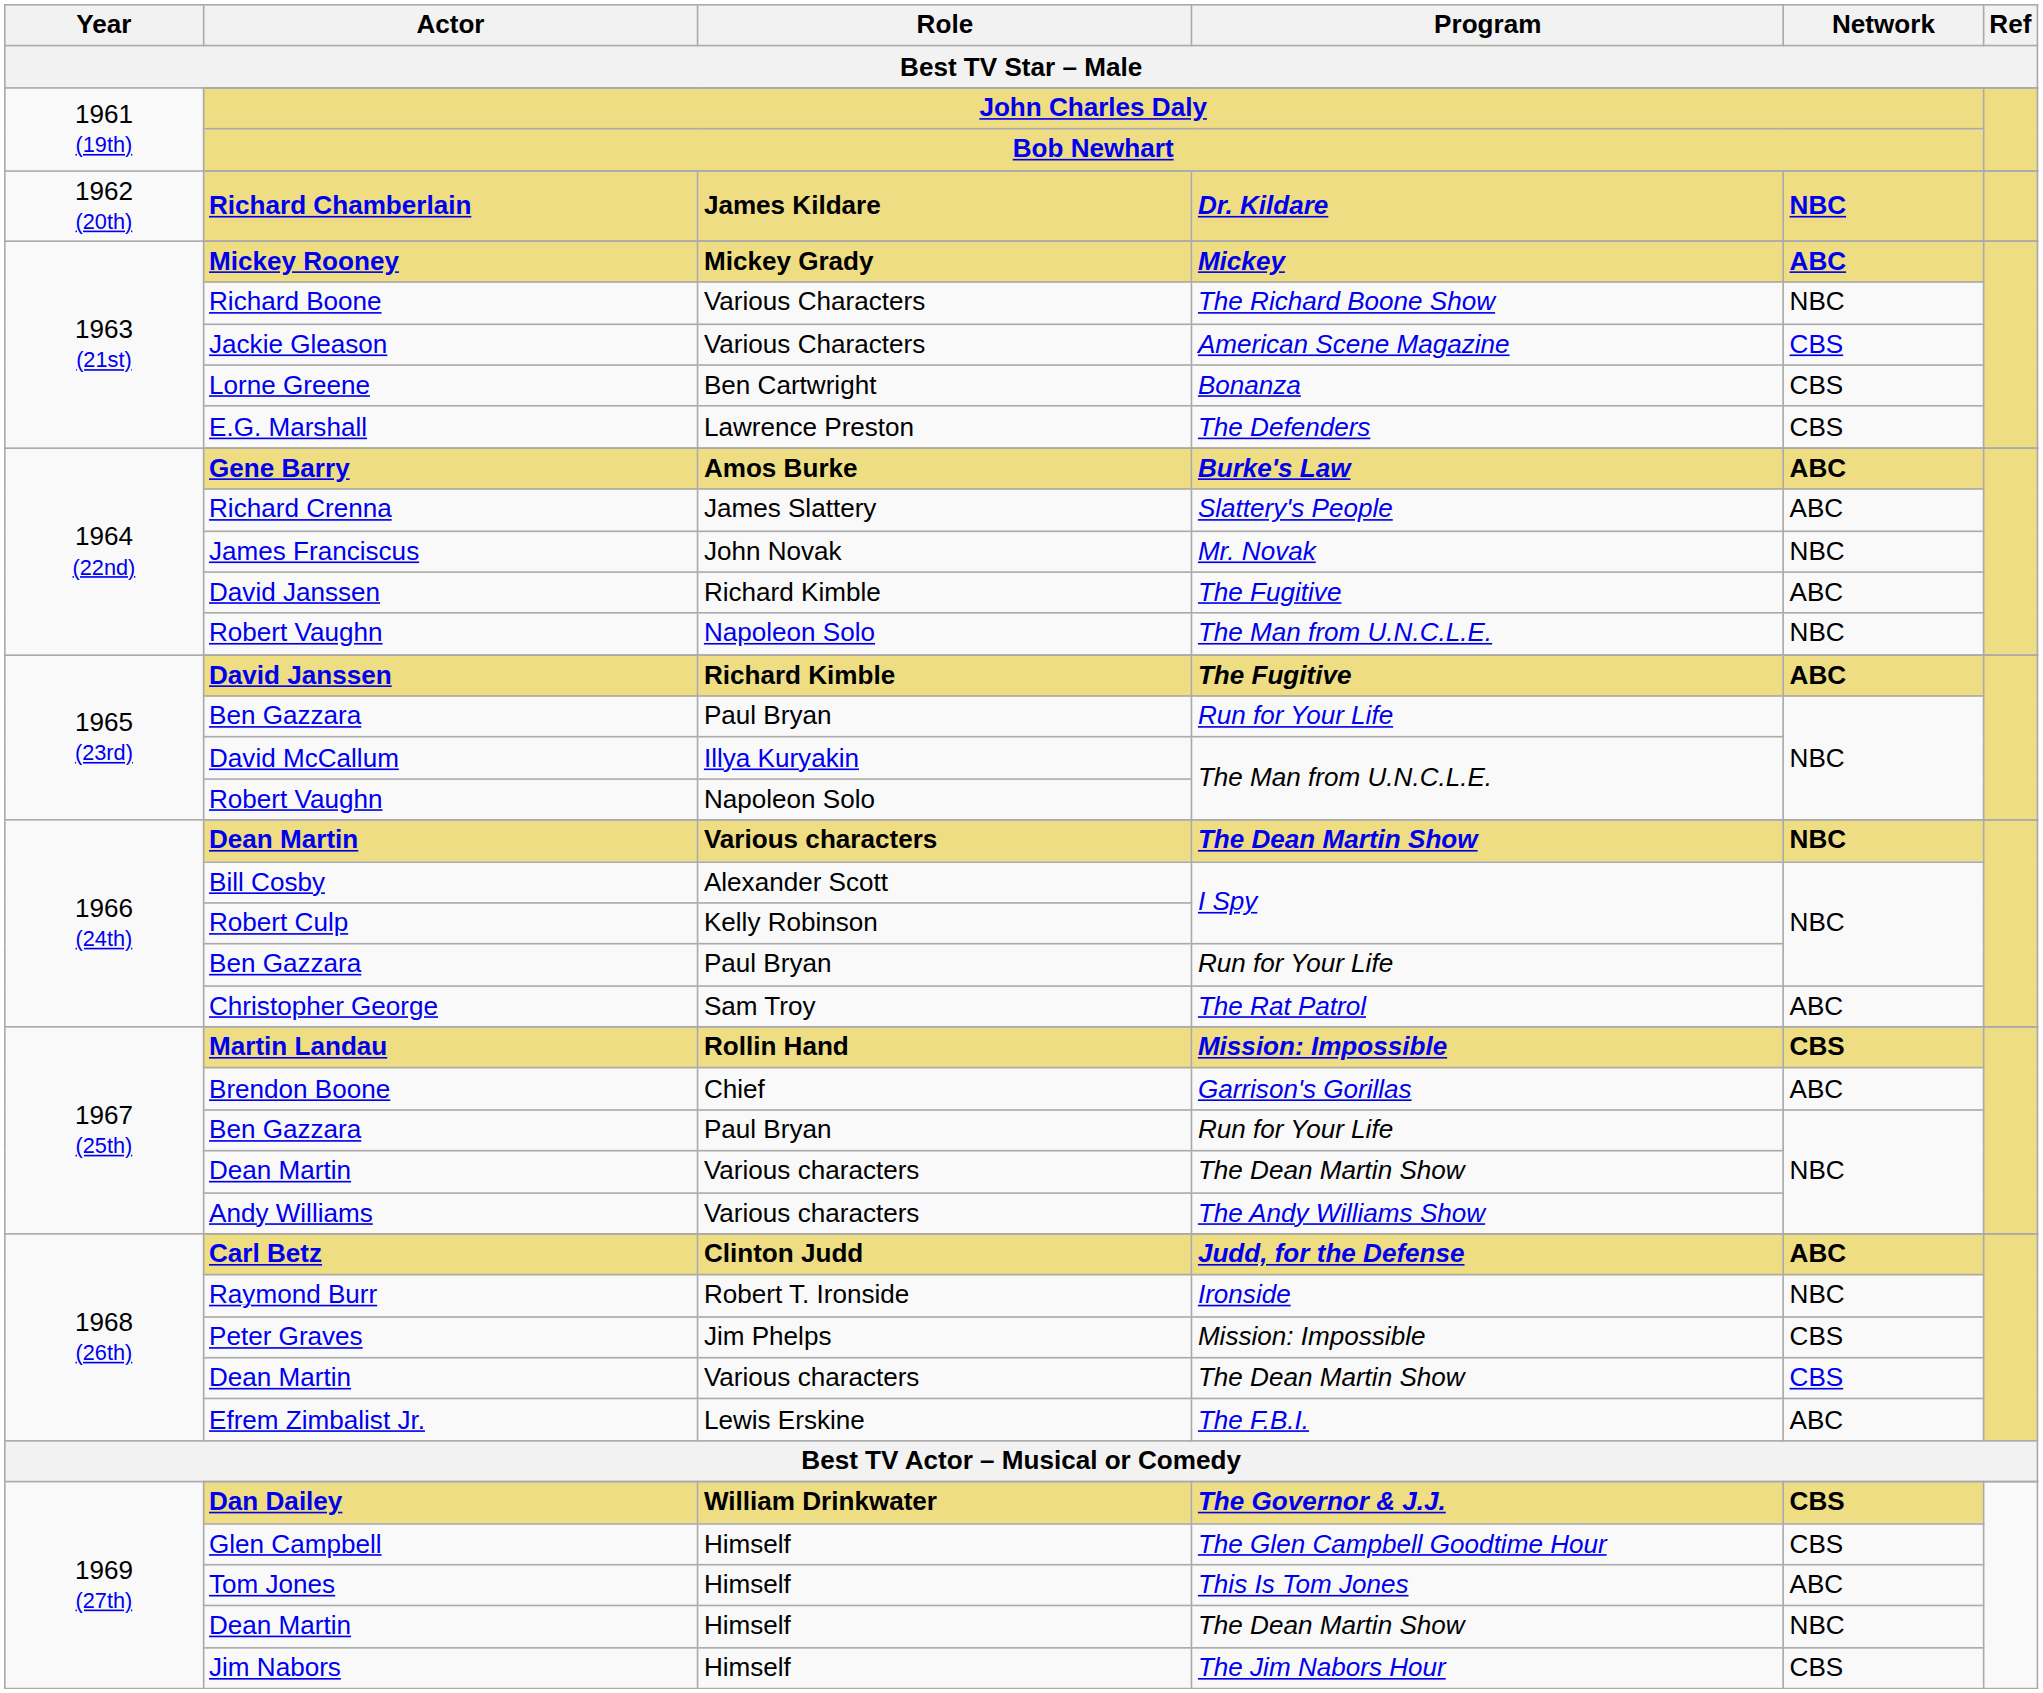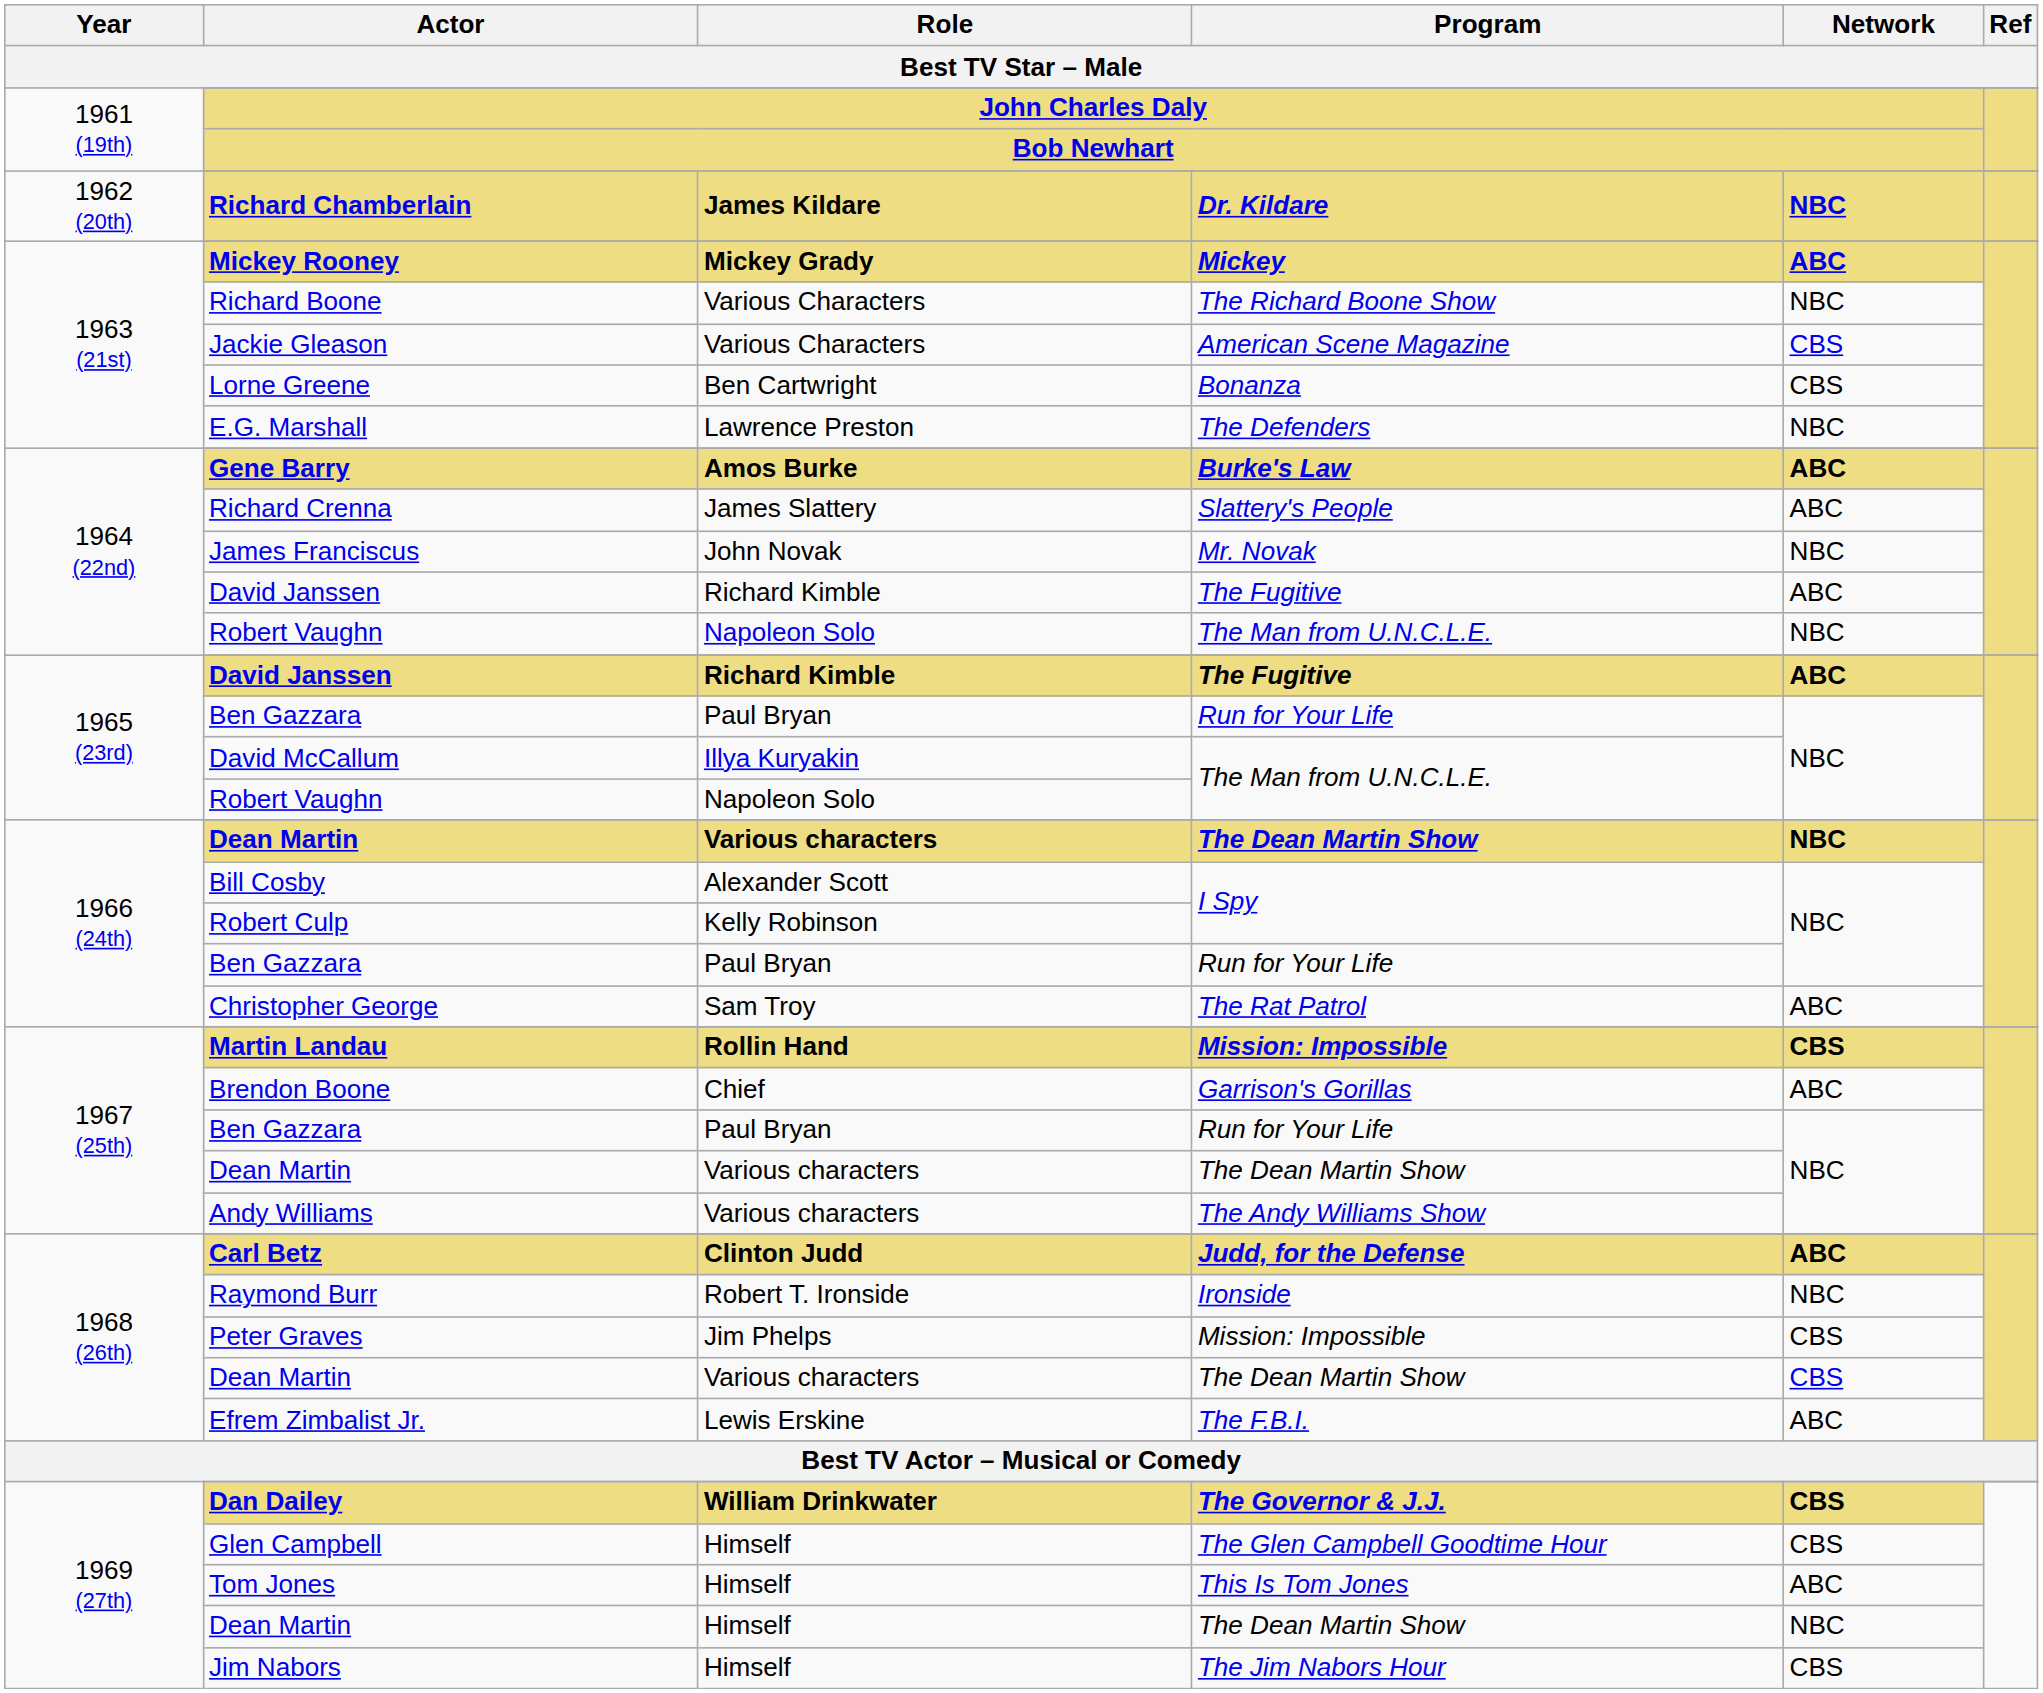(1816, 426) CBS -> (1817, 426) NBC
